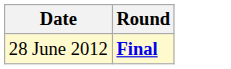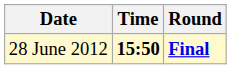+ column: (138, 19)
